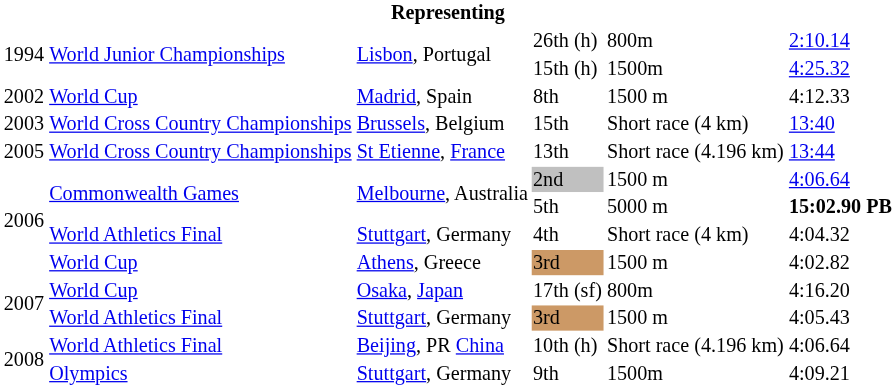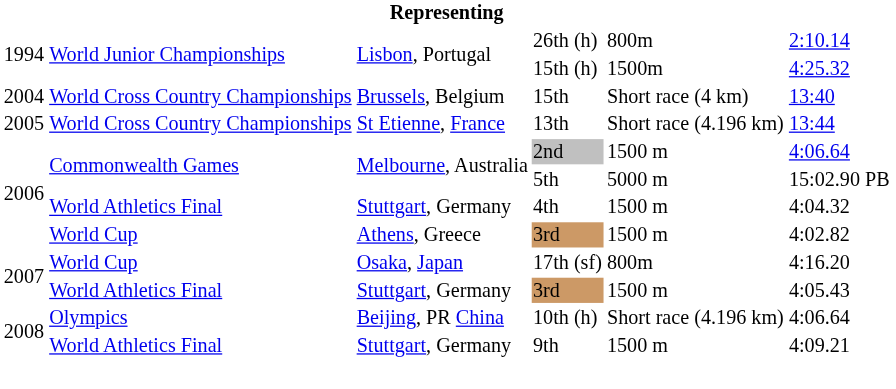- row: (414, 96)
(24, 123) 2003 -> (24, 96) 2004
(840, 207) bold -> (839, 179) normal
(678, 234) Short race (4 km) -> (637, 207) 1500 m
(136, 345) World Athletics Final -> (88, 317) Olympics
(88, 373) Olympics -> (136, 345) World Athletics Final
(635, 373) 1500m -> (637, 345) 1500 m
